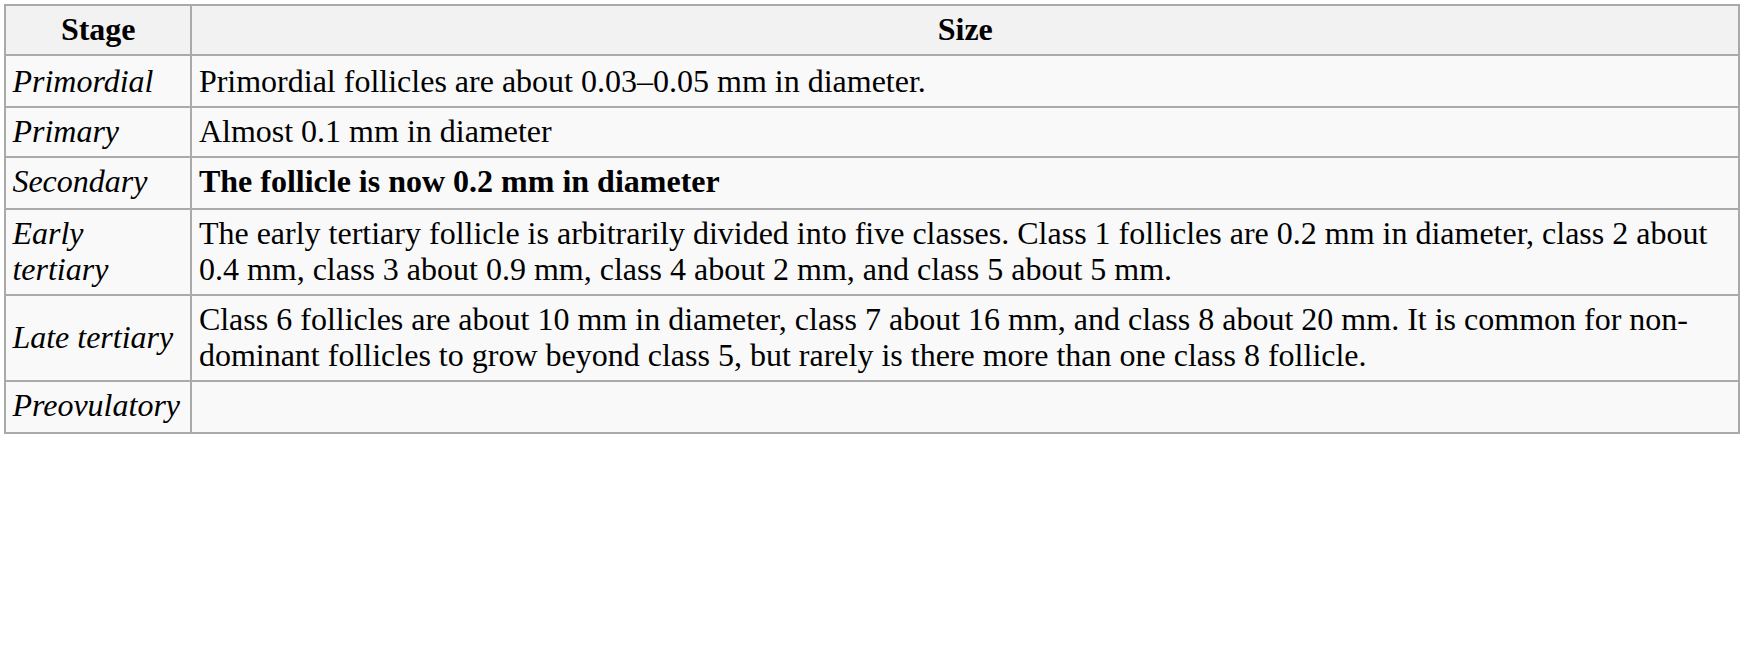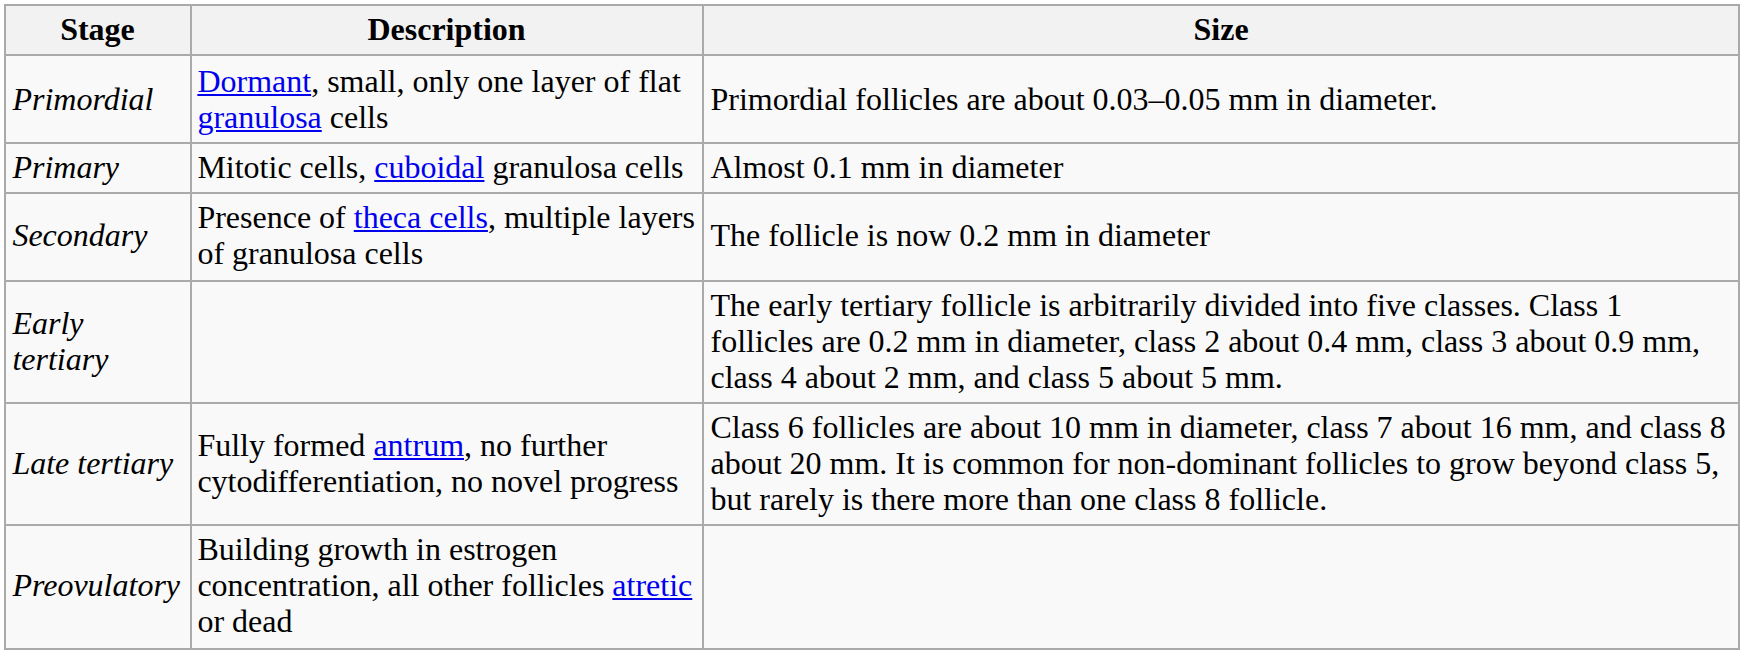+ column: (447, 29)
(459, 182) bold -> (960, 236) normal
